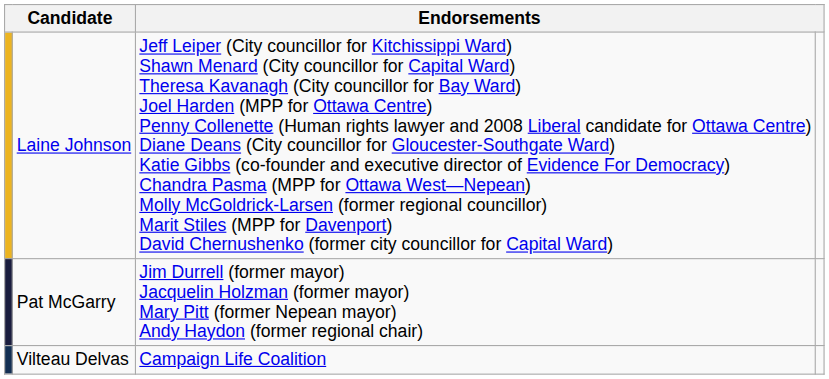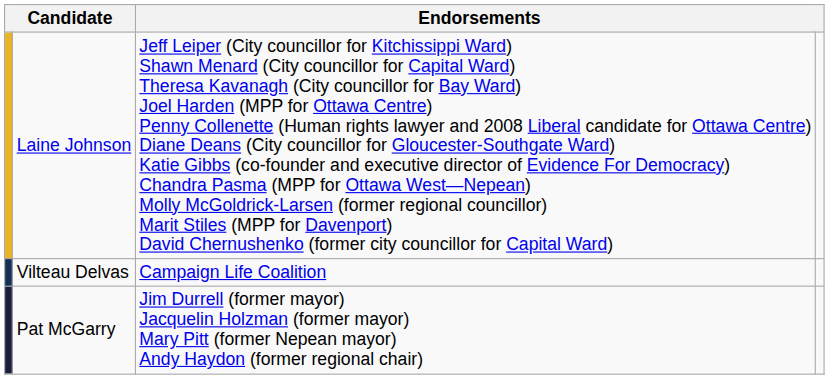rows swapped: (66, 301) <-> (73, 359)
